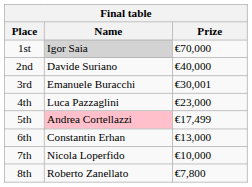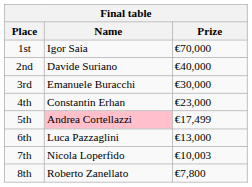(67, 48) lightgrey background -> (67, 48) no background
(193, 84) €30,001 -> (193, 84) €30,000
(83, 102) Luca Pazzaglini -> (86, 102) Constantin Erhan
(86, 137) Constantin Erhan -> (83, 137) Luca Pazzaglini
(193, 155) €10,000 -> (193, 155) €10,003
